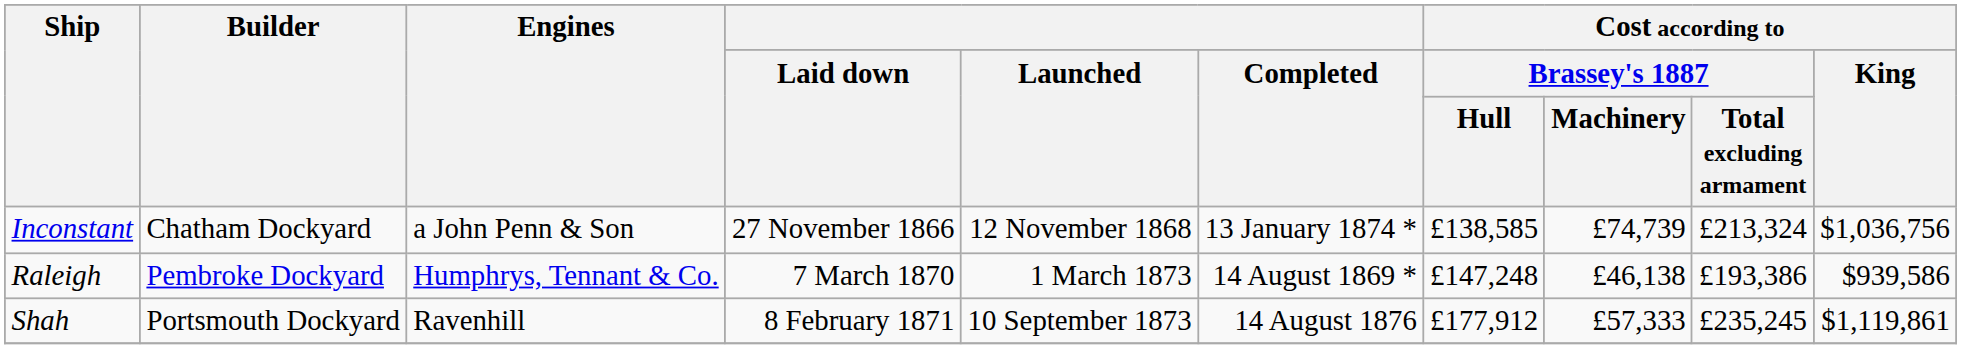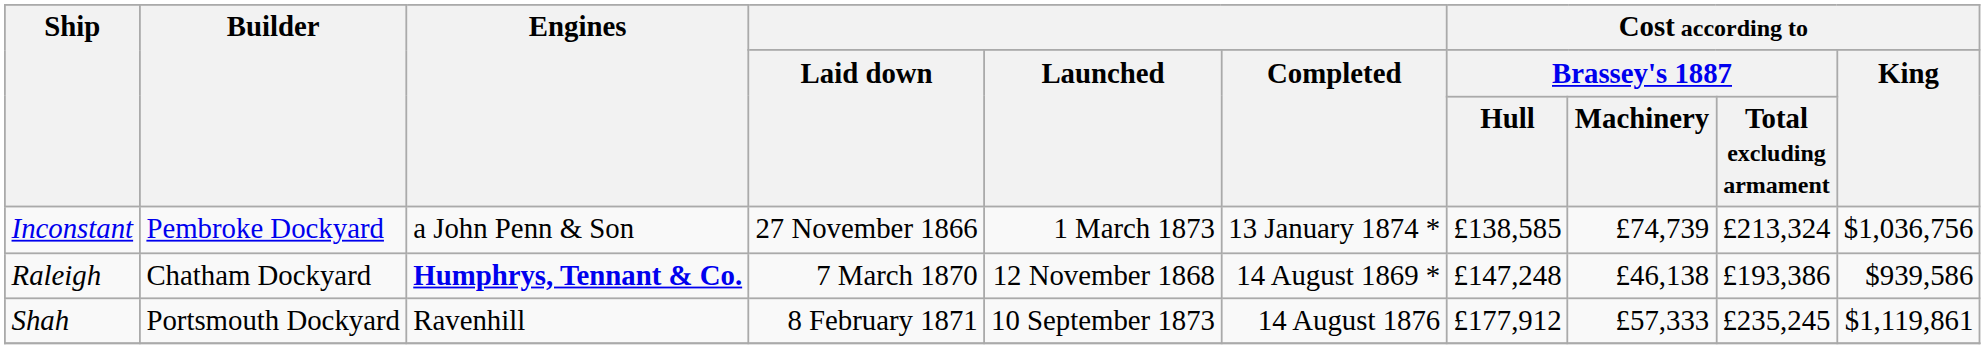(259, 229) Chatham Dockyard -> (265, 229) Pembroke Dockyard
(1080, 229) 12 November 1868 -> (1134, 229) 1 March 1873
(265, 274) Pembroke Dockyard -> (259, 274) Chatham Dockyard
(566, 274) normal -> (578, 274) bold
(1111, 274) 1 March 1873 -> (1104, 274) 12 November 1868
